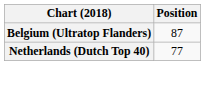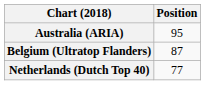+ row: (79, 32)
